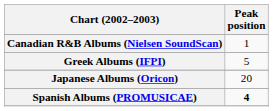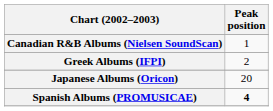(246, 61) 5 -> (246, 61) 2
